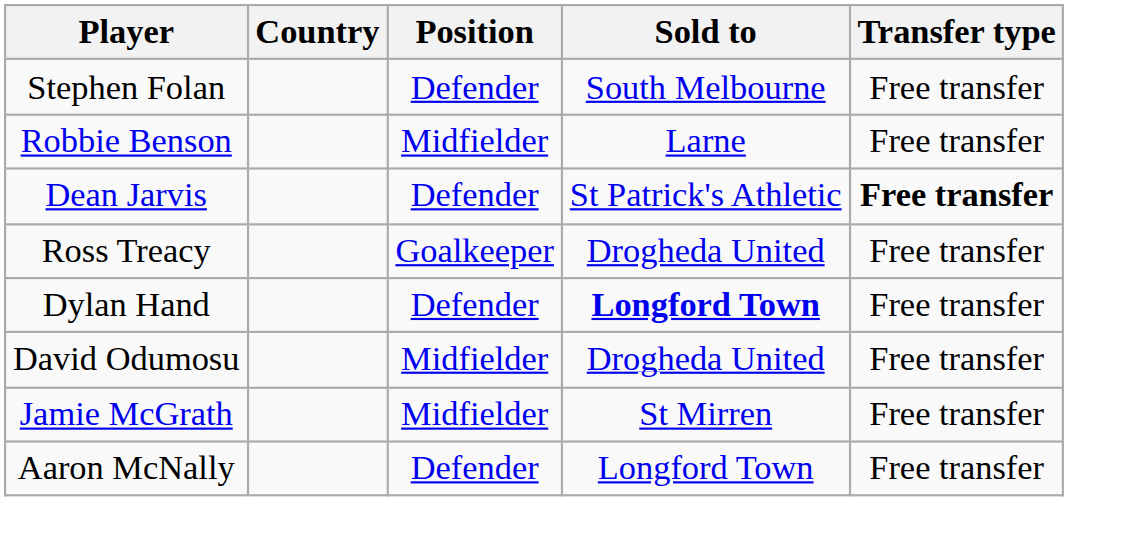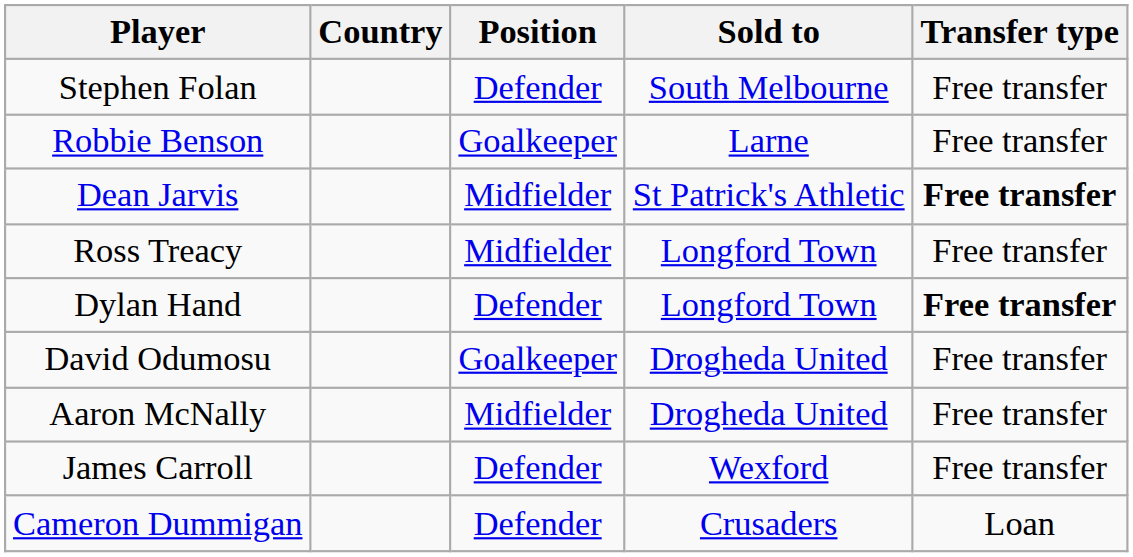(475, 140) Midfielder -> (538, 140) Goalkeeper
(475, 195) Defender -> (538, 195) Midfielder
(475, 250) Goalkeeper -> (538, 250) Midfielder
(706, 250) Drogheda United -> (769, 250) Longford Town
(706, 304) bold -> (769, 304) normal
(957, 304) normal -> (1020, 304) bold
(475, 359) Midfielder -> (538, 359) Goalkeeper
- row: (126, 413)
(475, 468) Defender -> (538, 413) Midfielder
(706, 468) Longford Town -> (769, 413) Drogheda United
+ row: (158, 468)
+ row: (158, 522)
